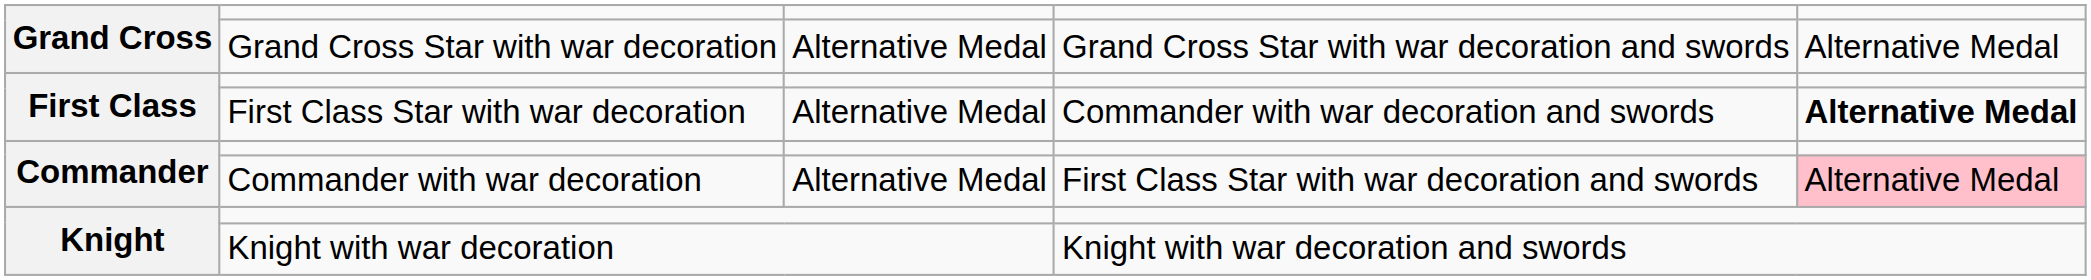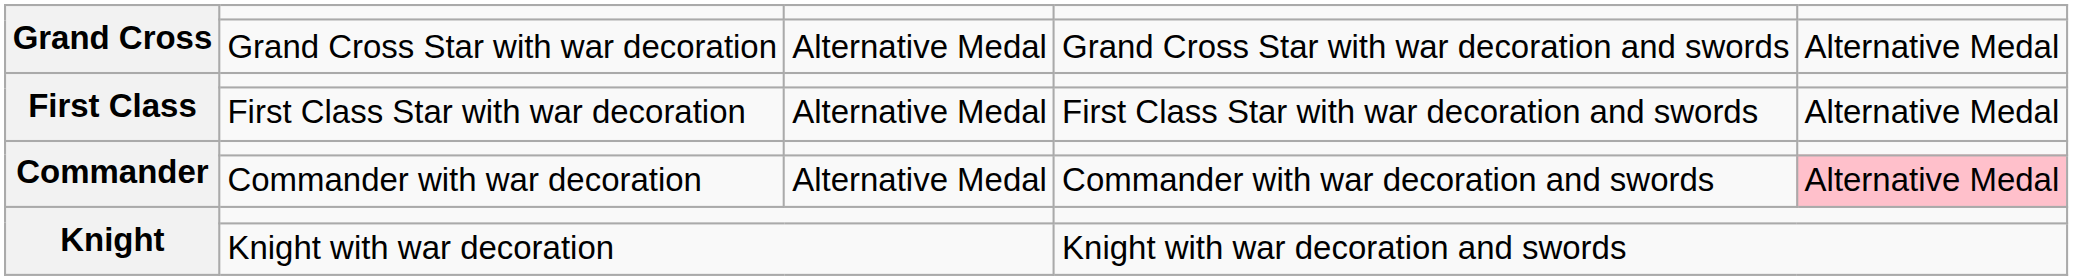(1388, 113) Commander with war decoration and swords -> (1410, 113) First Class Star with war decoration and swords
(1941, 113) bold -> (1932, 113) normal
(1410, 180) First Class Star with war decoration and swords -> (1388, 180) Commander with war decoration and swords
